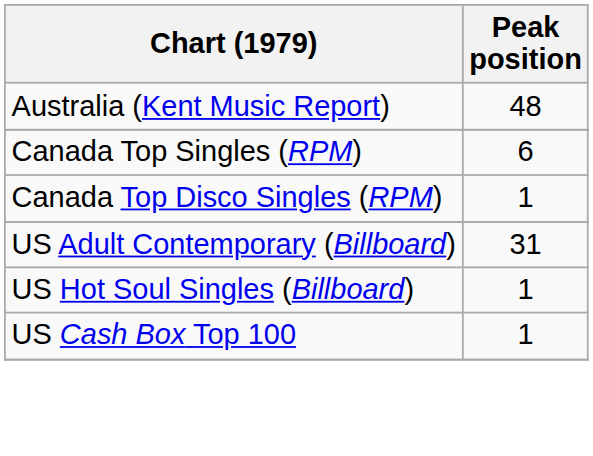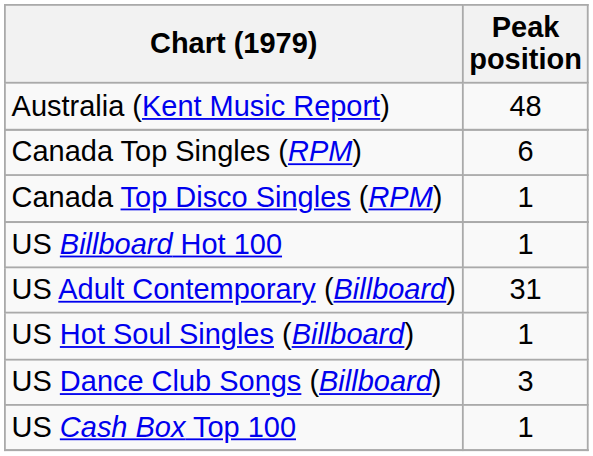+ row: (147, 243)
+ row: (226, 381)
